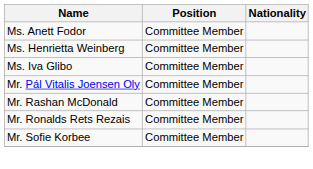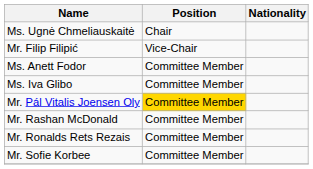+ row: (71, 31)
+ row: (42, 48)
- row: (66, 48)
(194, 84) no background -> (194, 102) gold background
